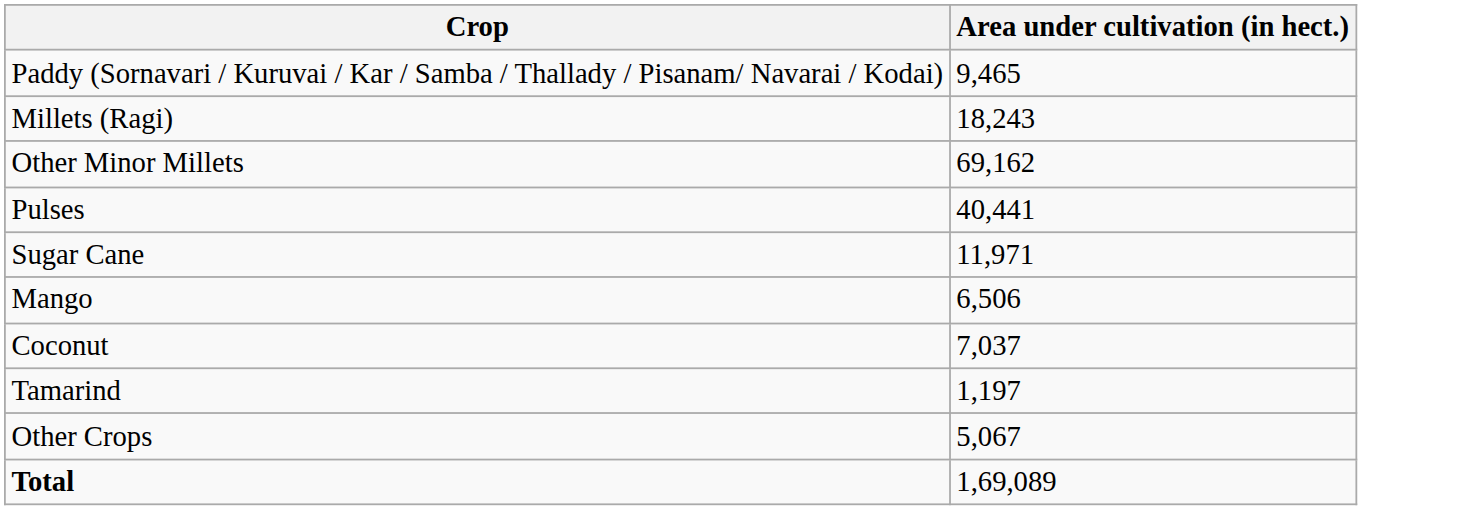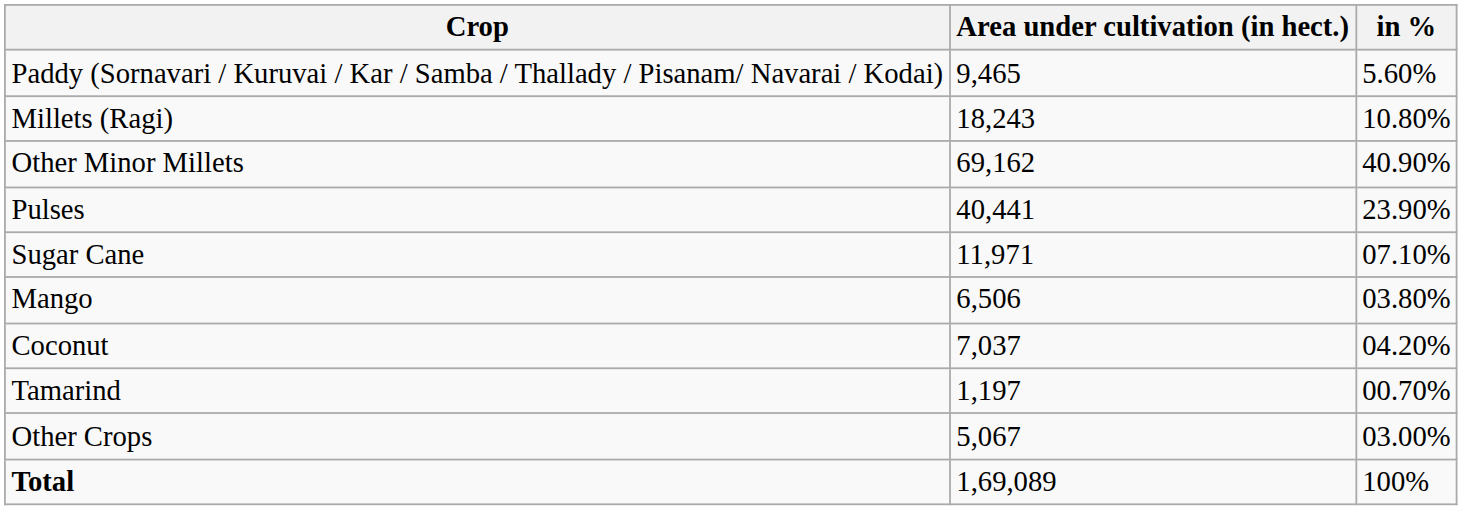+ column: (1406, 27)
